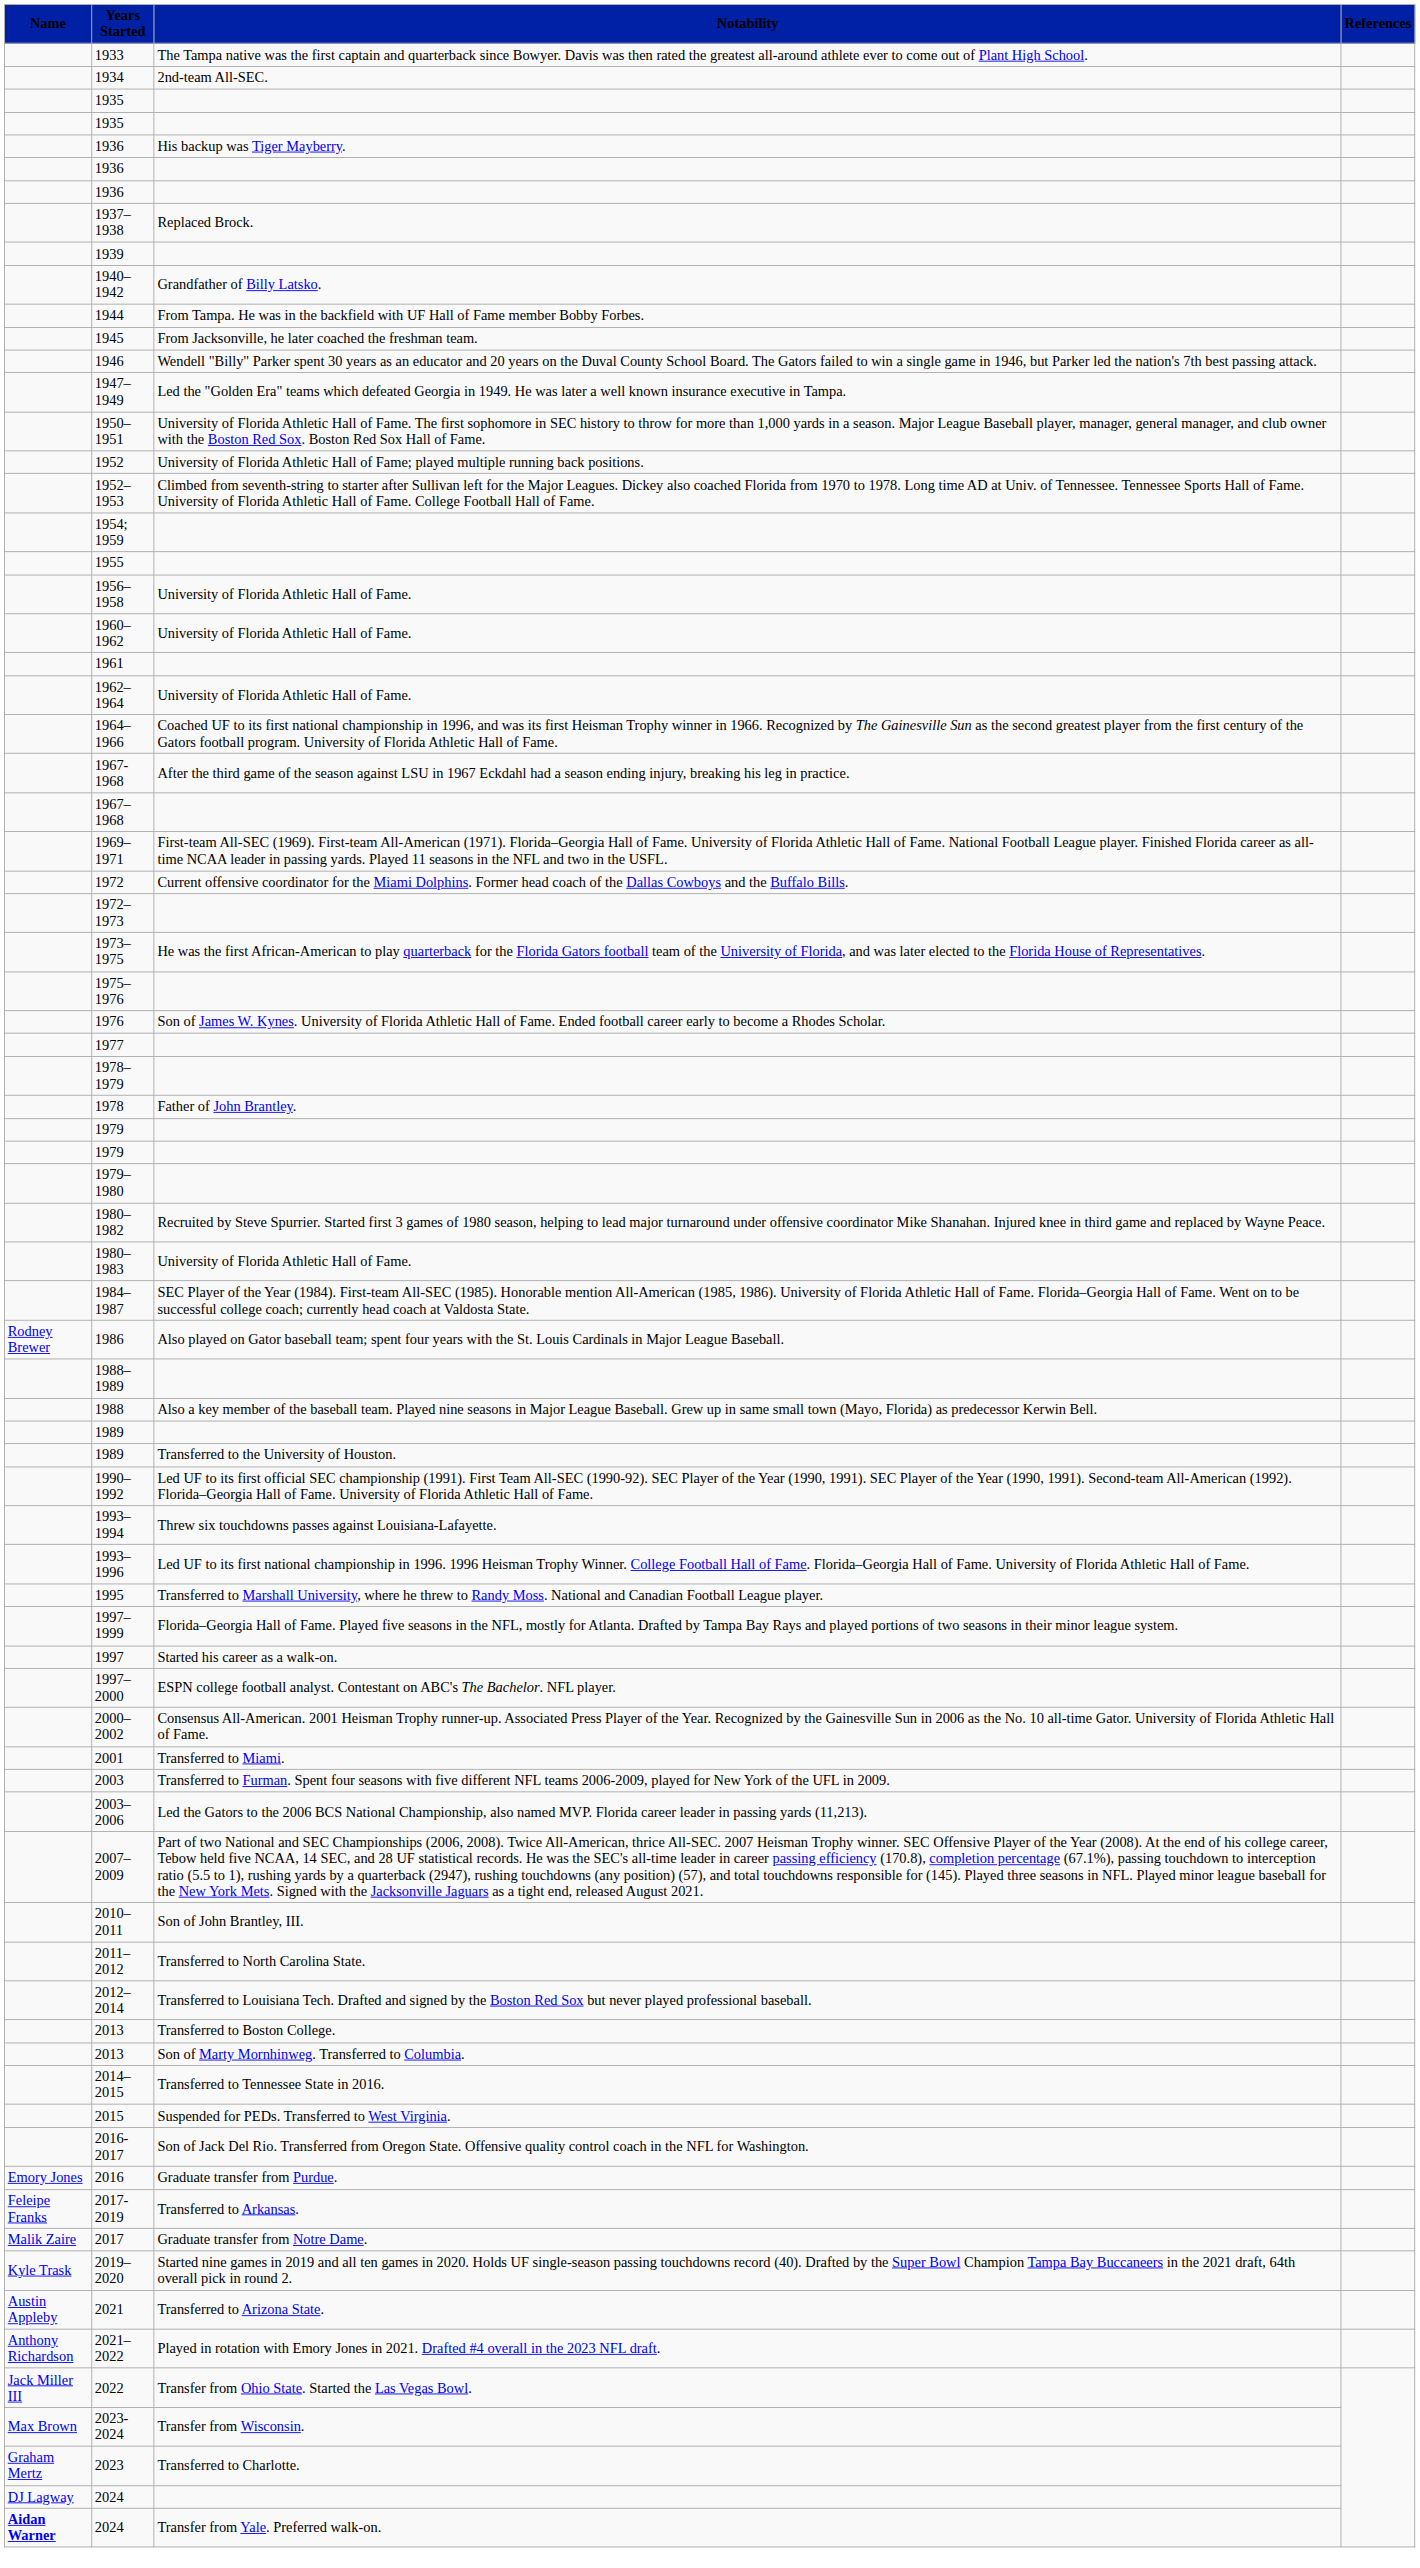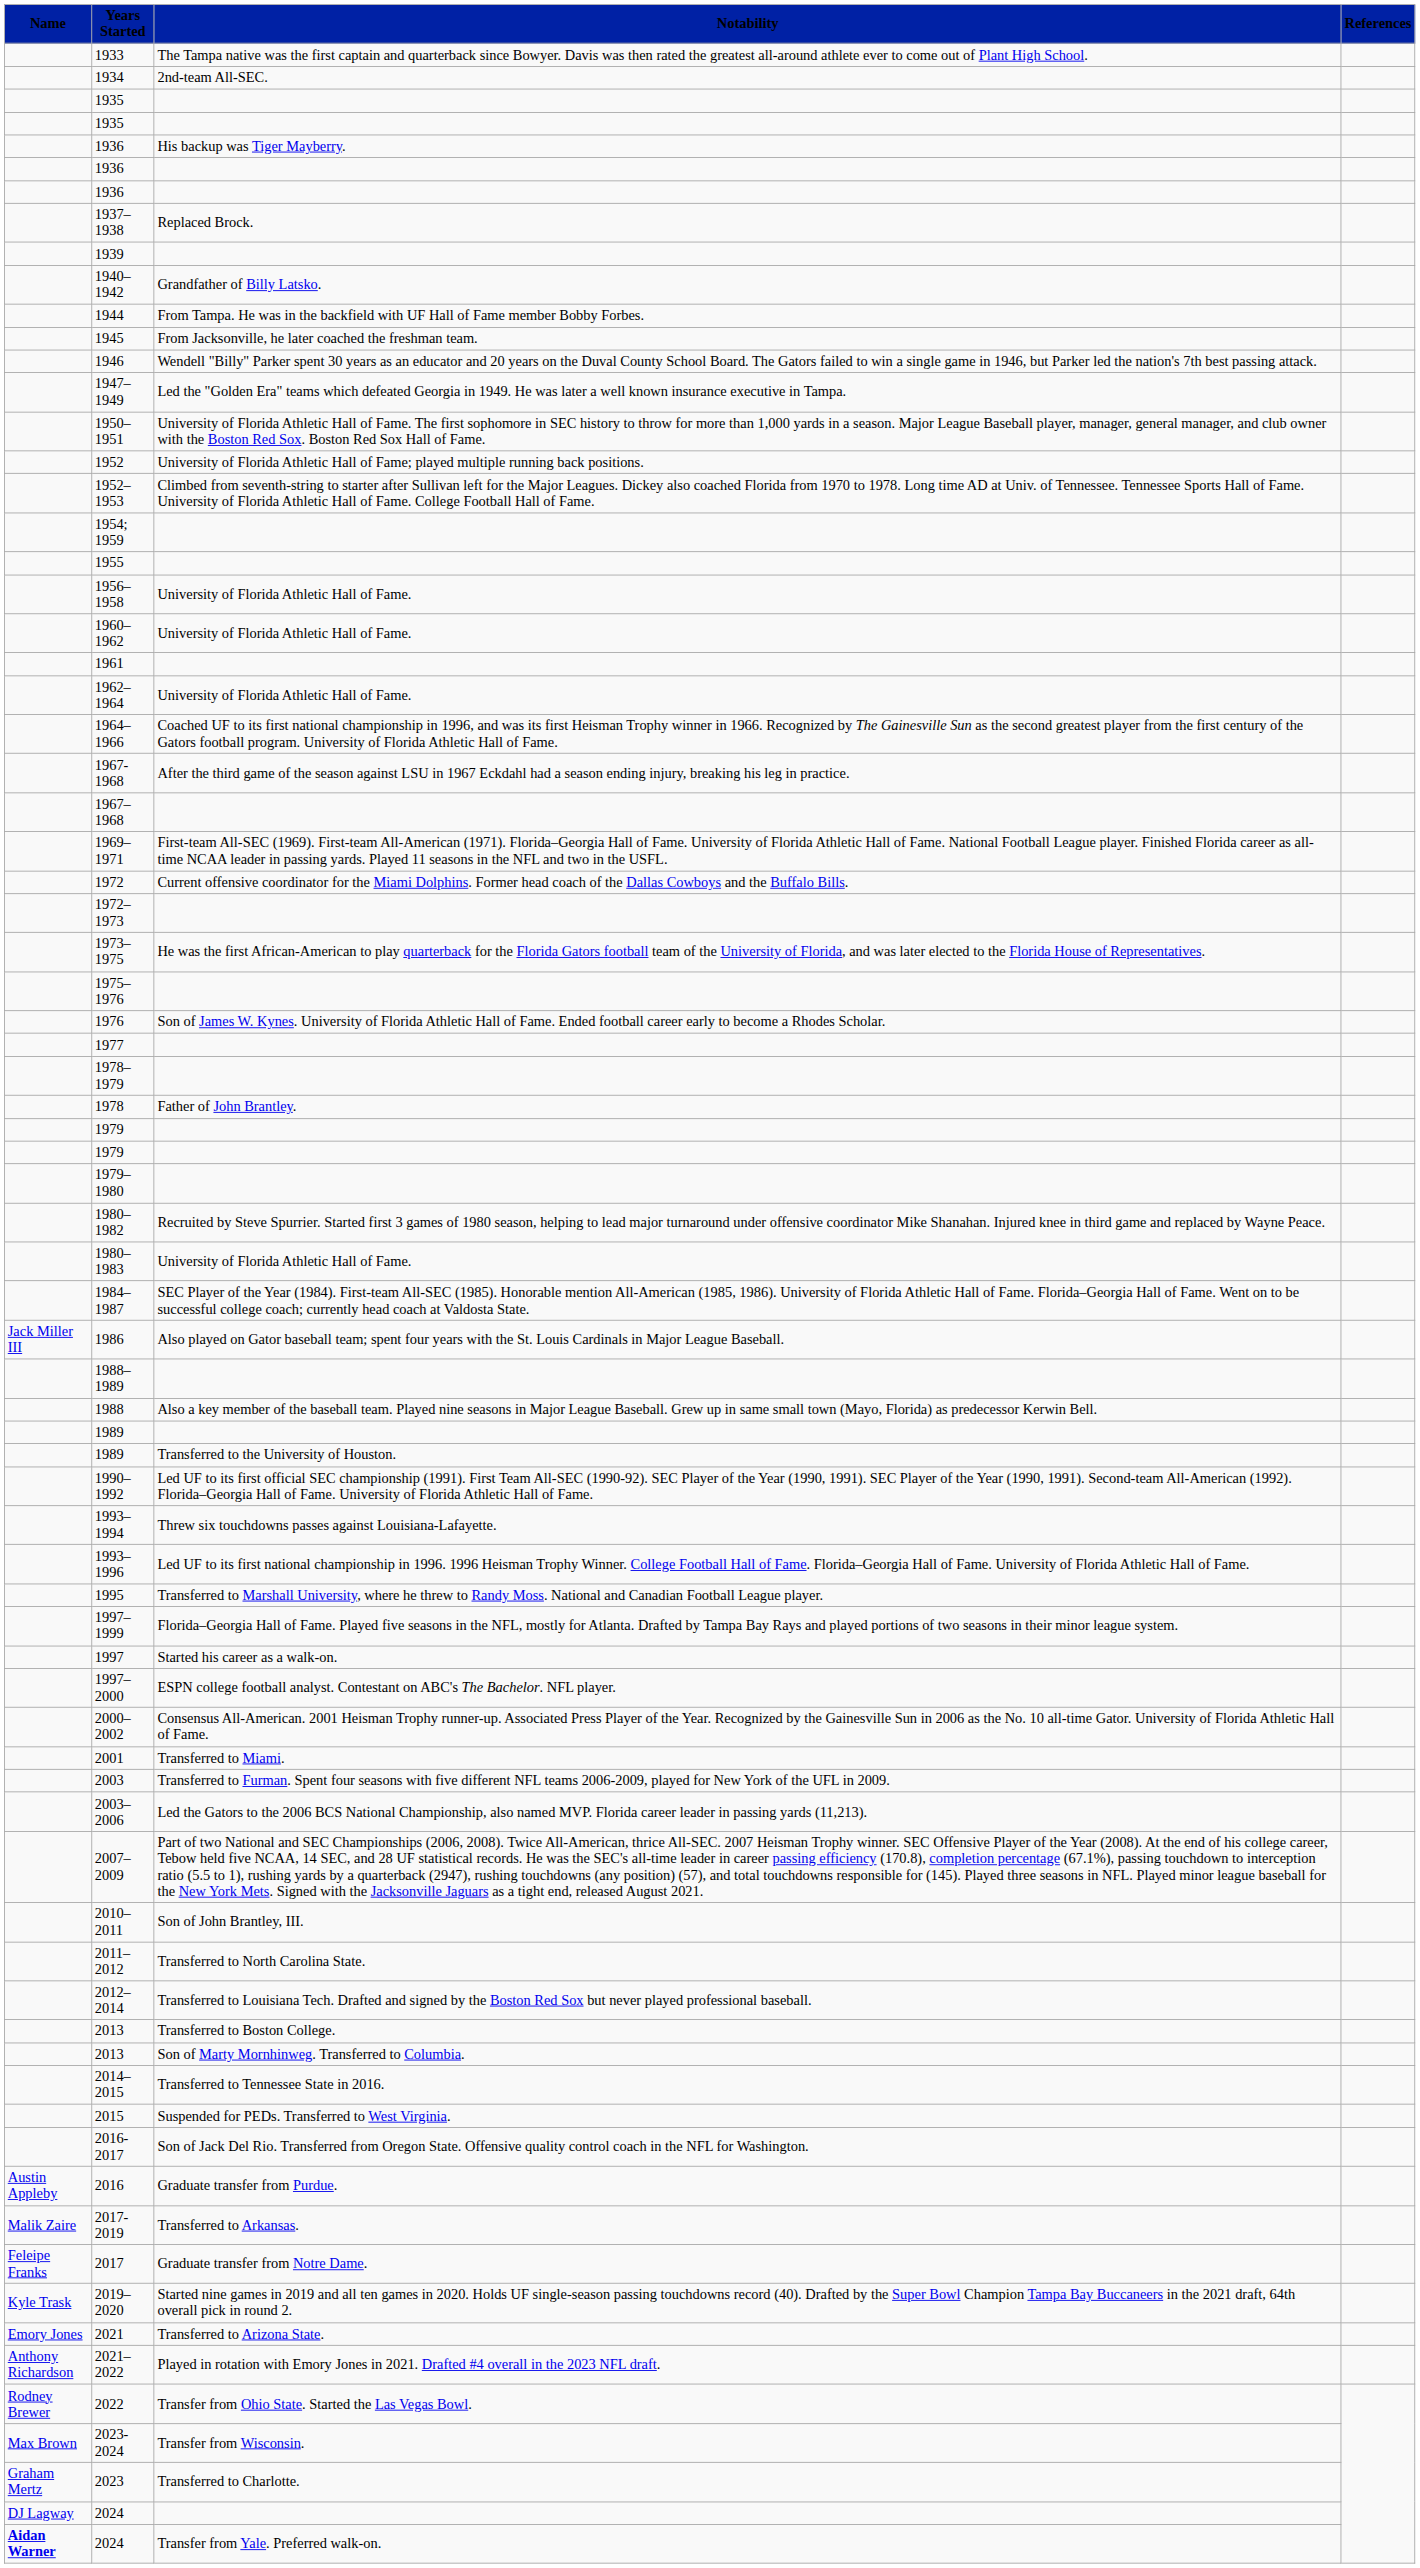(30, 1339) Rodney Brewer -> (40, 1339) Jack Miller III
(45, 2177) Emory Jones -> (33, 2185) Austin Appleby
(29, 2208) Feleipe Franks -> (42, 2224) Malik Zaire
(42, 2239) Malik Zaire -> (29, 2264) Feleipe Franks
(33, 2309) Austin Appleby -> (45, 2333) Emory Jones
(40, 2387) Jack Miller III -> (30, 2403) Rodney Brewer
